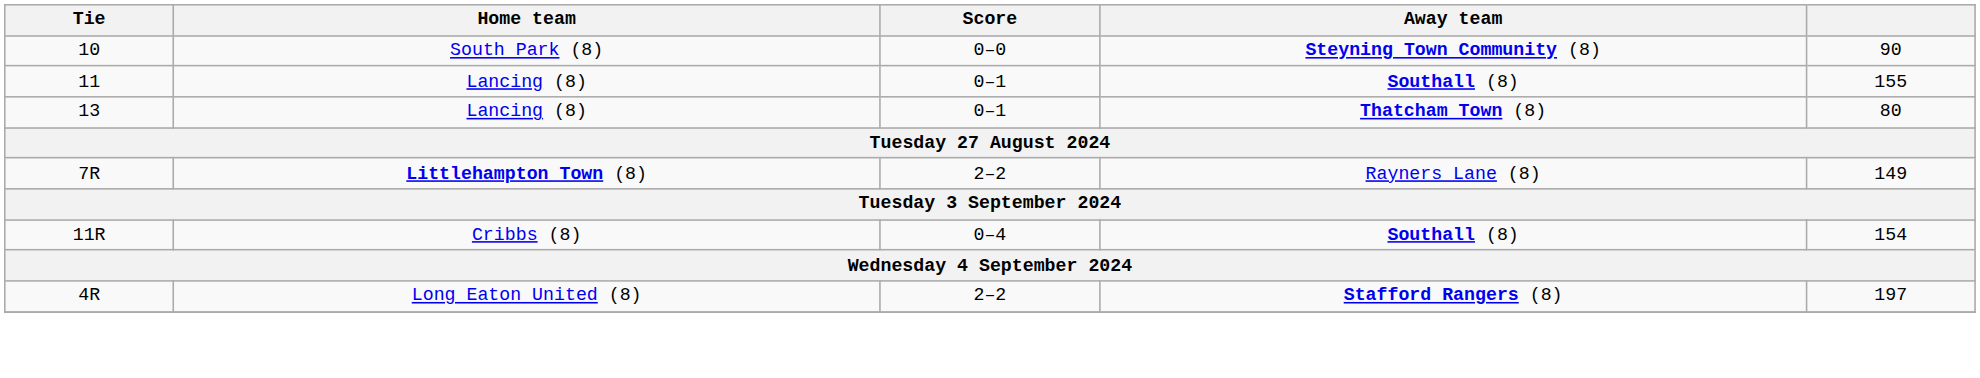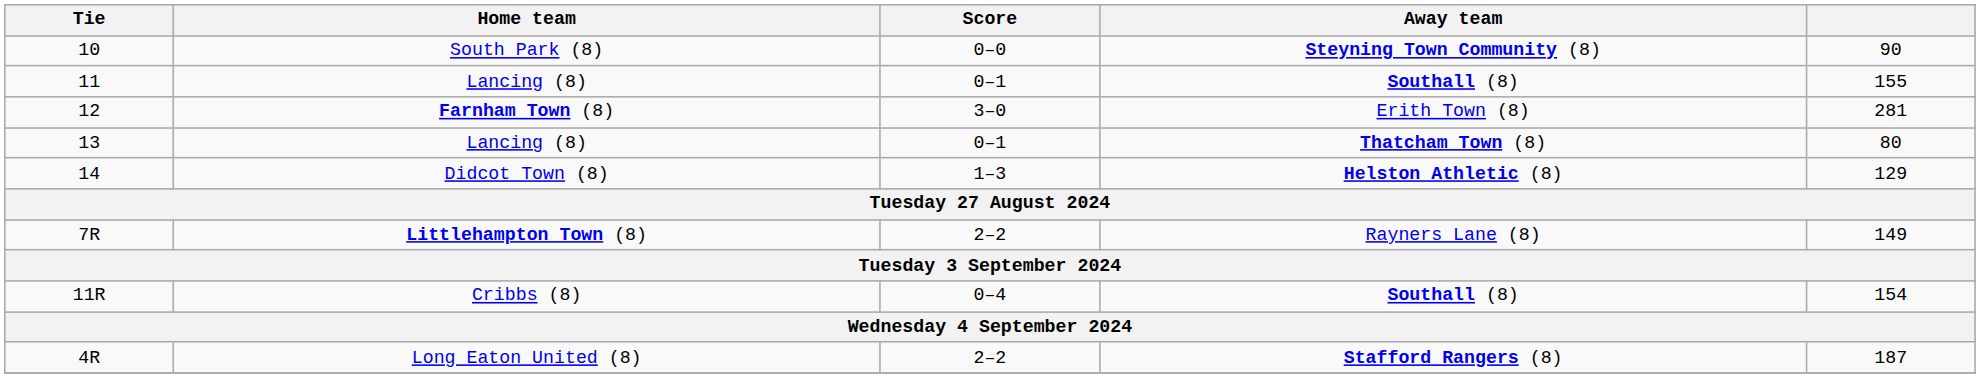+ row: (89, 112)
+ row: (89, 173)
(1891, 296) 197 -> (1891, 357) 187
